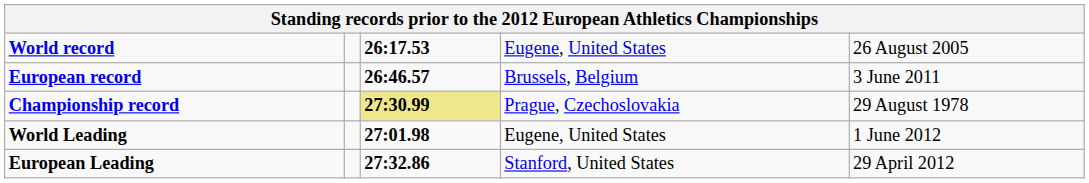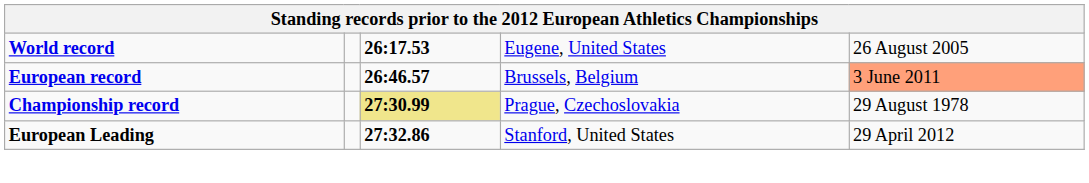(897, 76) no background -> (897, 76) lightsalmon background
- row: (68, 134)
